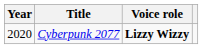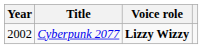(20, 33) 2020 -> (20, 33) 2002
